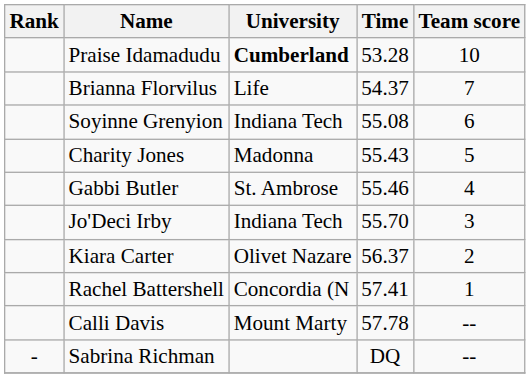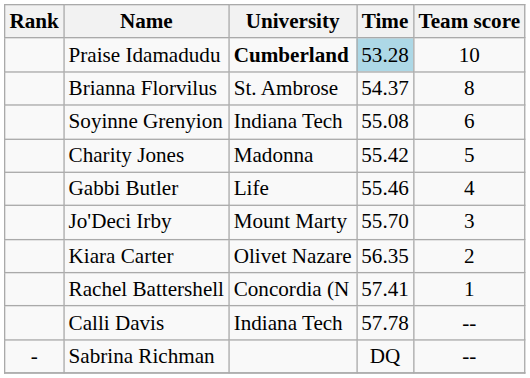(385, 54) no background -> (385, 54) lightblue background
(251, 88) Life -> (286, 88) St. Ambrose
(469, 88) 7 -> (469, 88) 8
(385, 155) 55.43 -> (385, 155) 55.42
(286, 188) St. Ambrose -> (251, 188) Life
(288, 222) Indiana Tech -> (290, 222) Mount Marty
(385, 255) 56.37 -> (385, 255) 56.35
(290, 322) Mount Marty -> (288, 322) Indiana Tech
